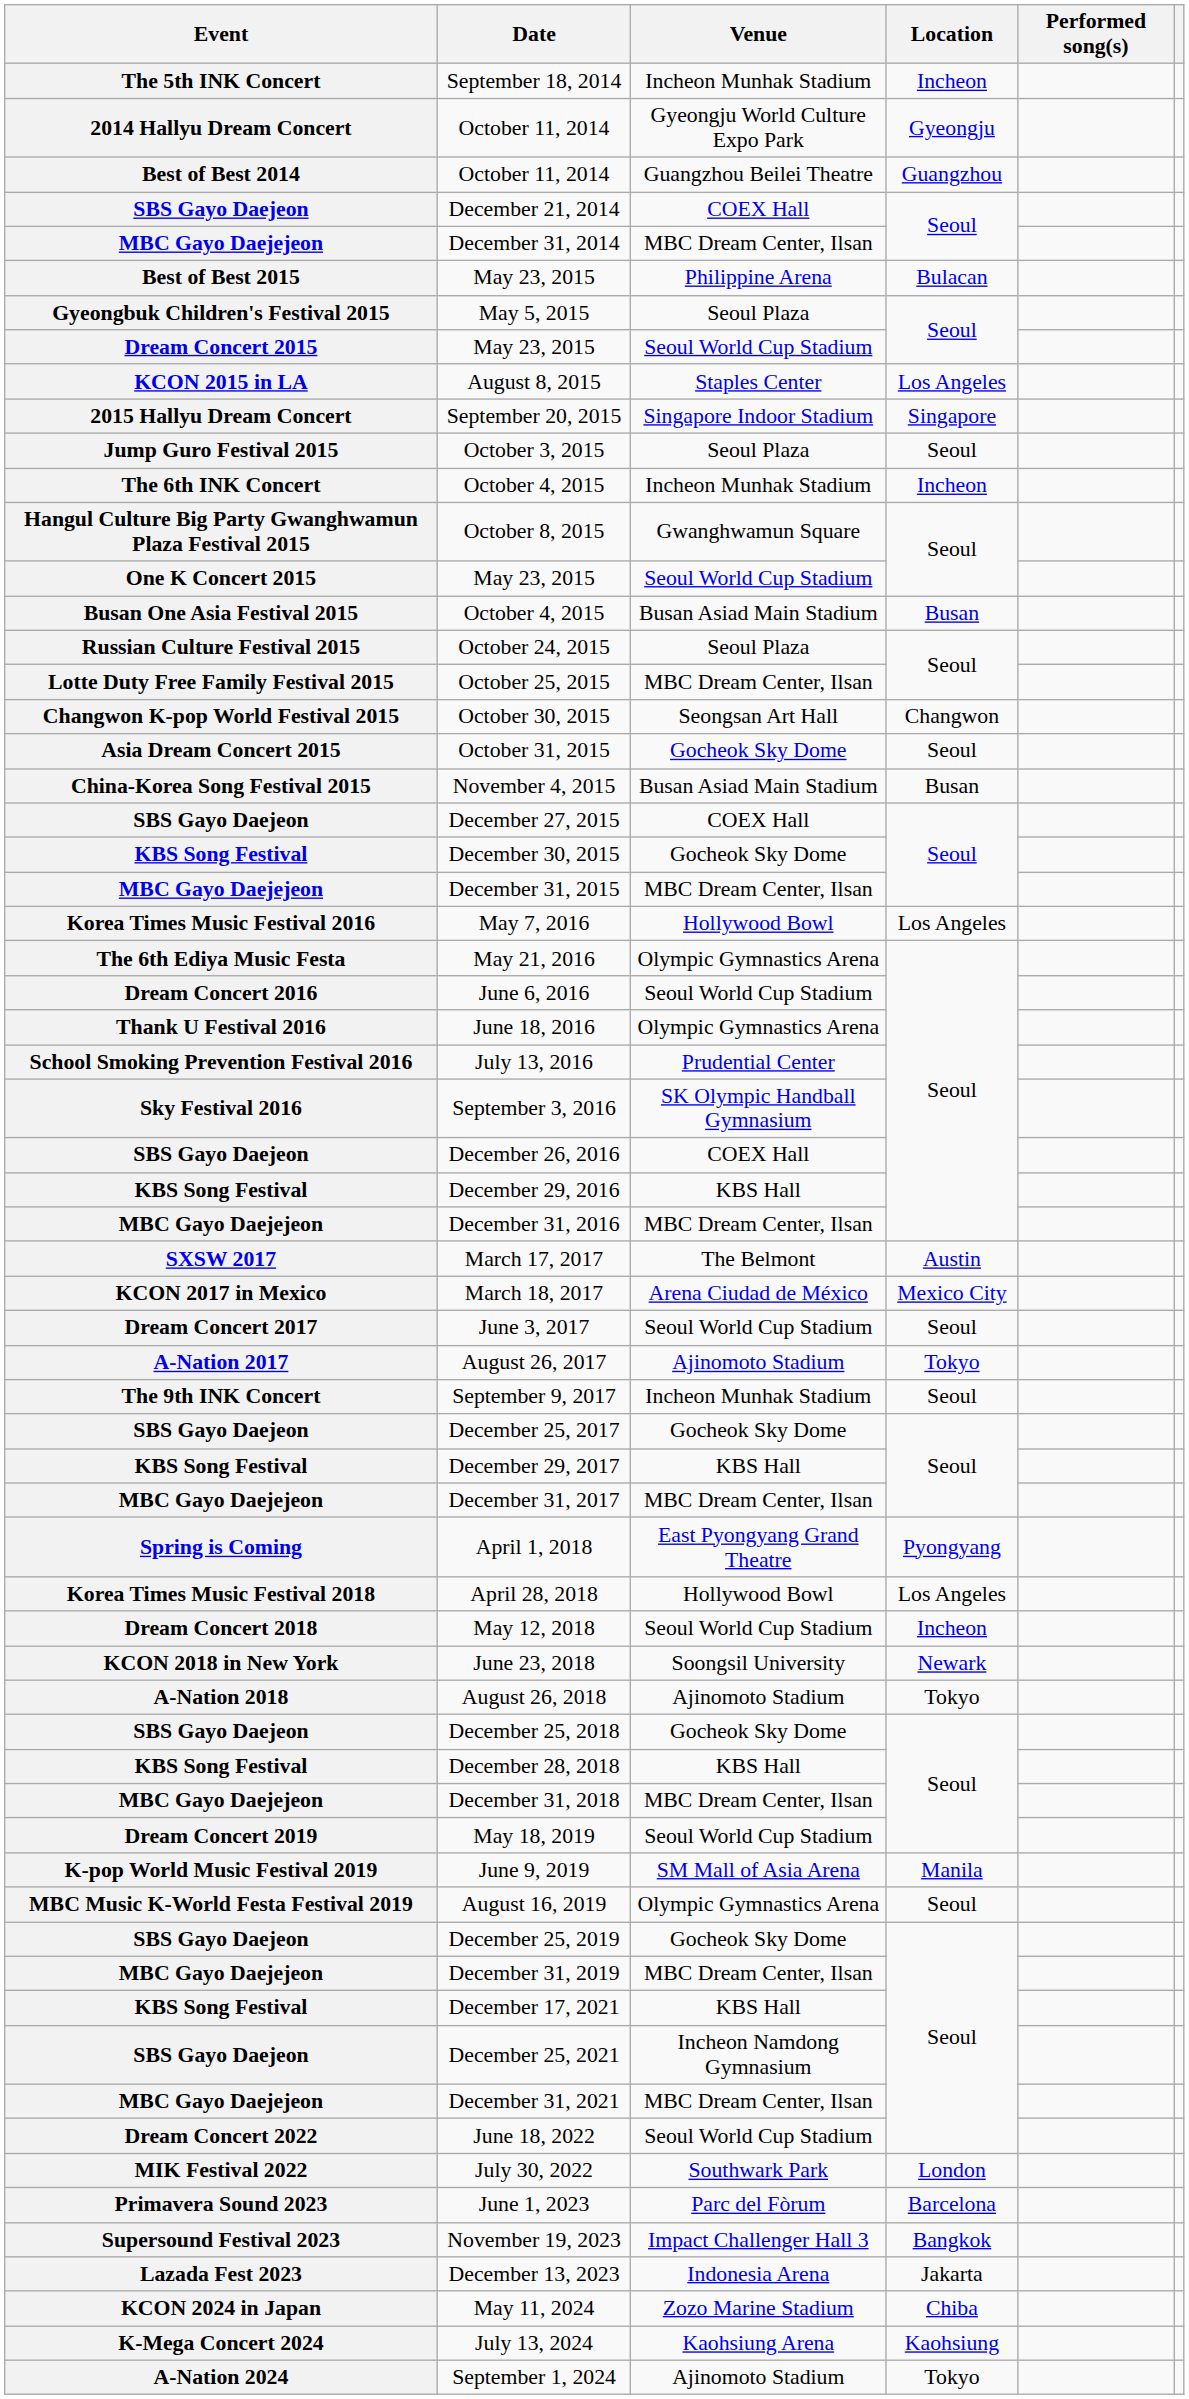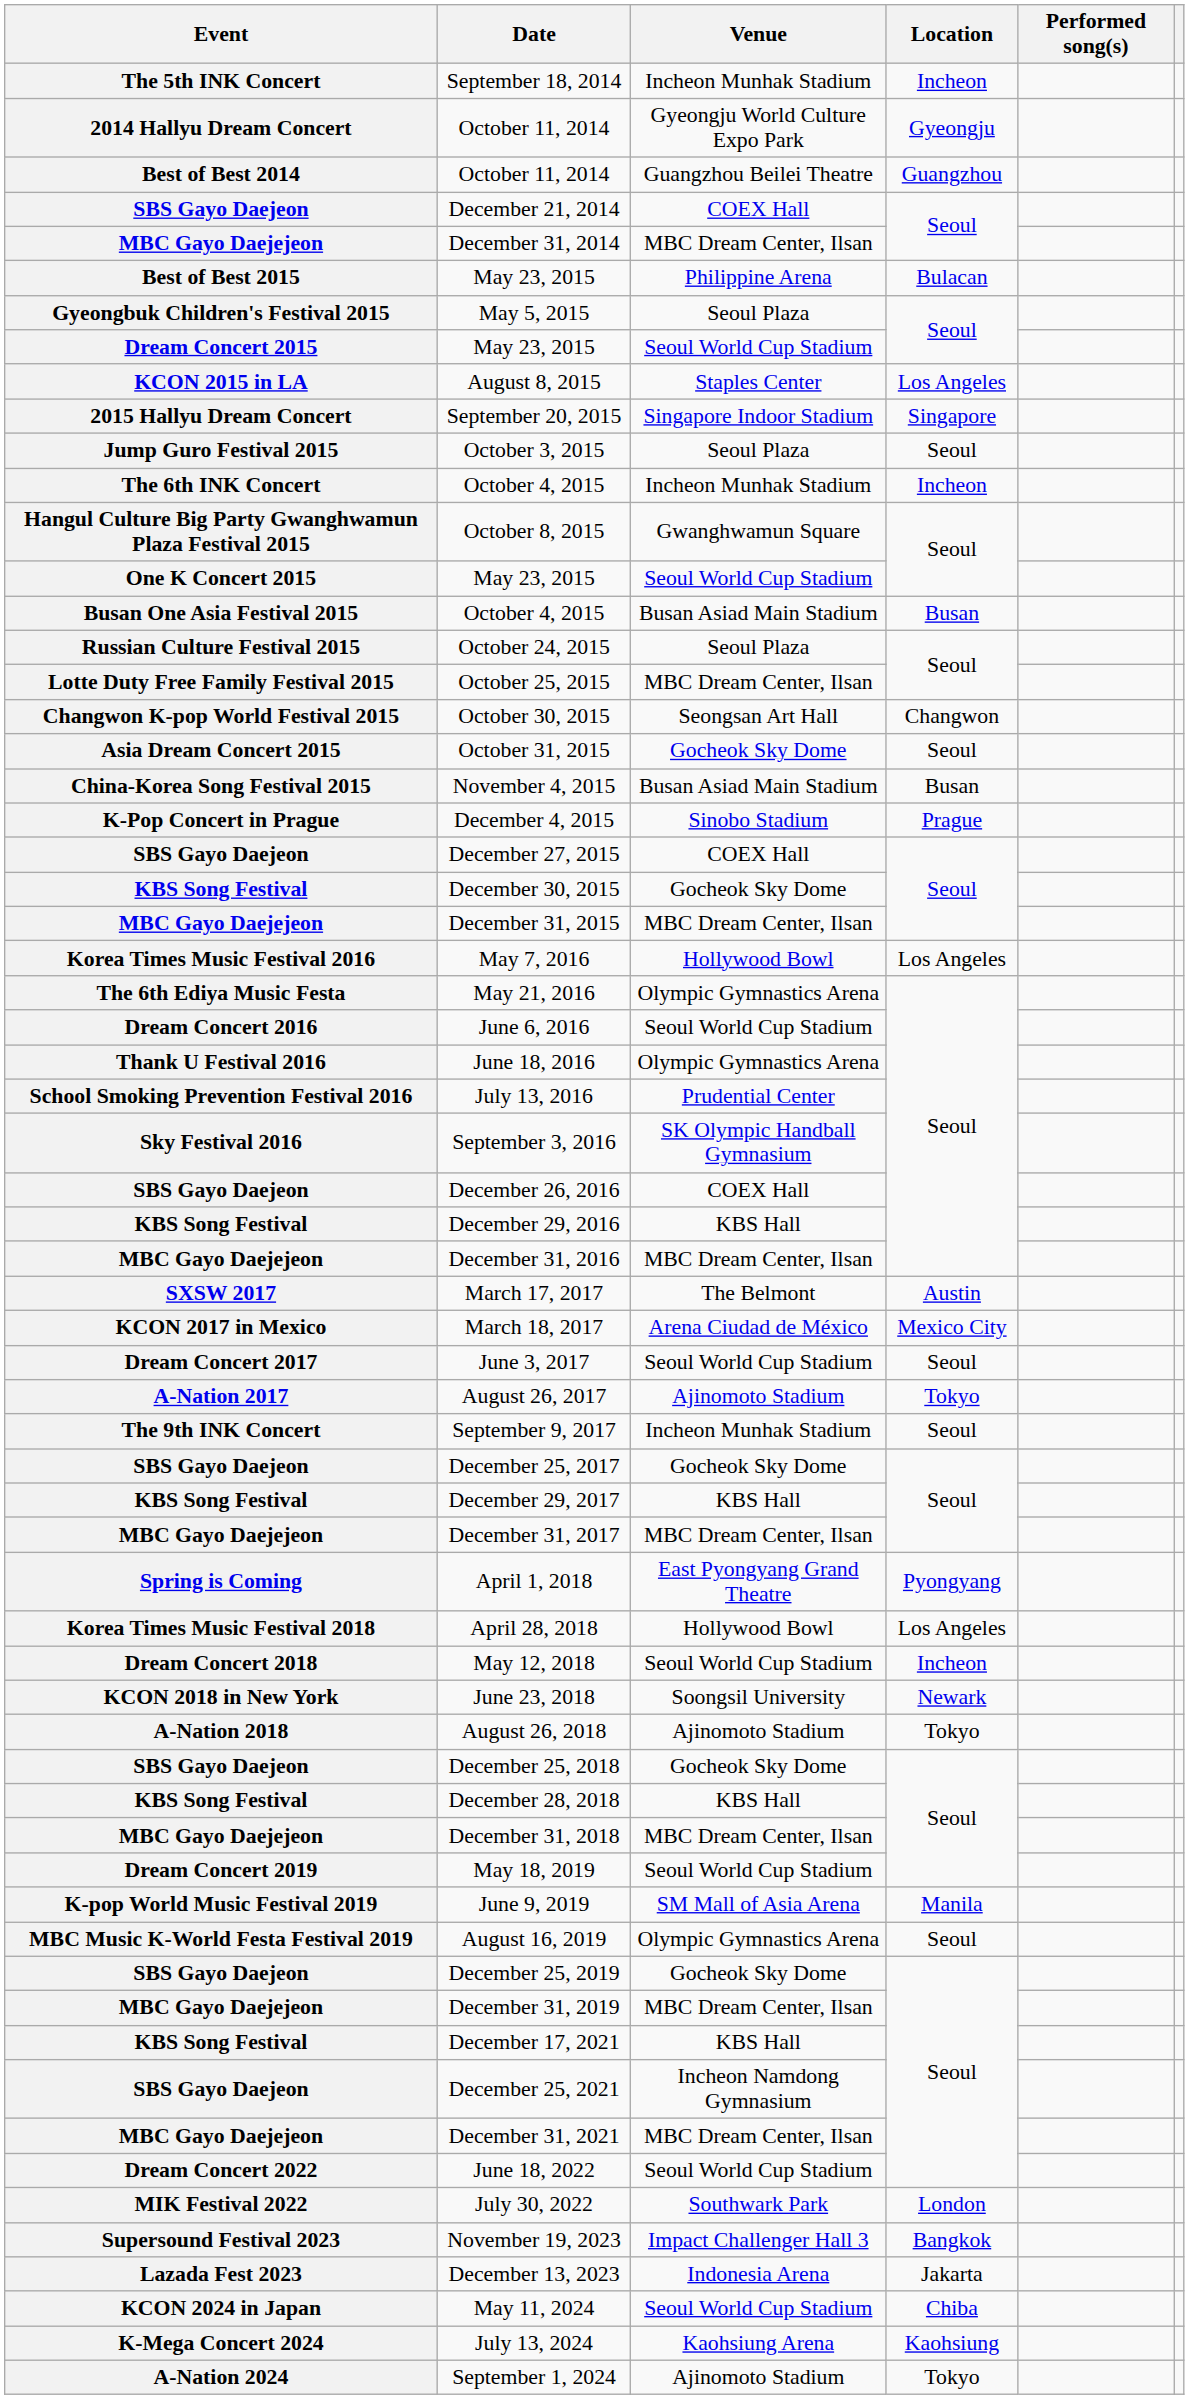+ row: (221, 819)
- row: (221, 2204)
(758, 2308) Zozo Marine Stadium -> (758, 2308) Seoul World Cup Stadium
